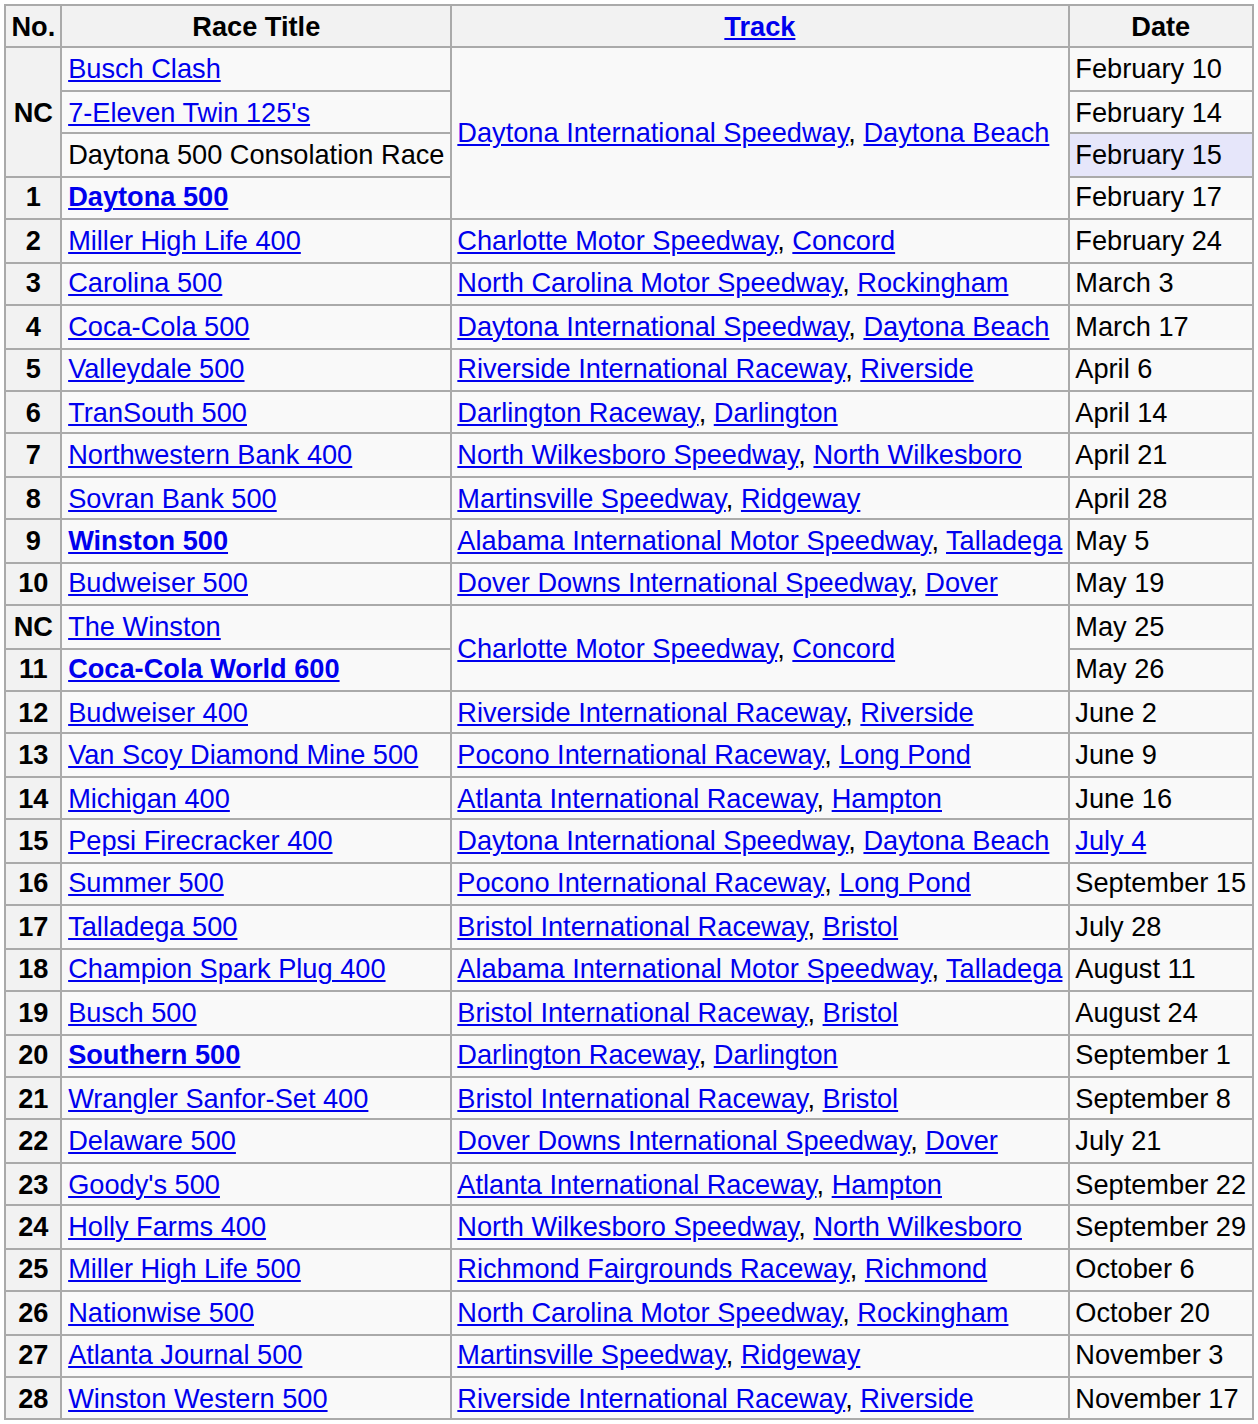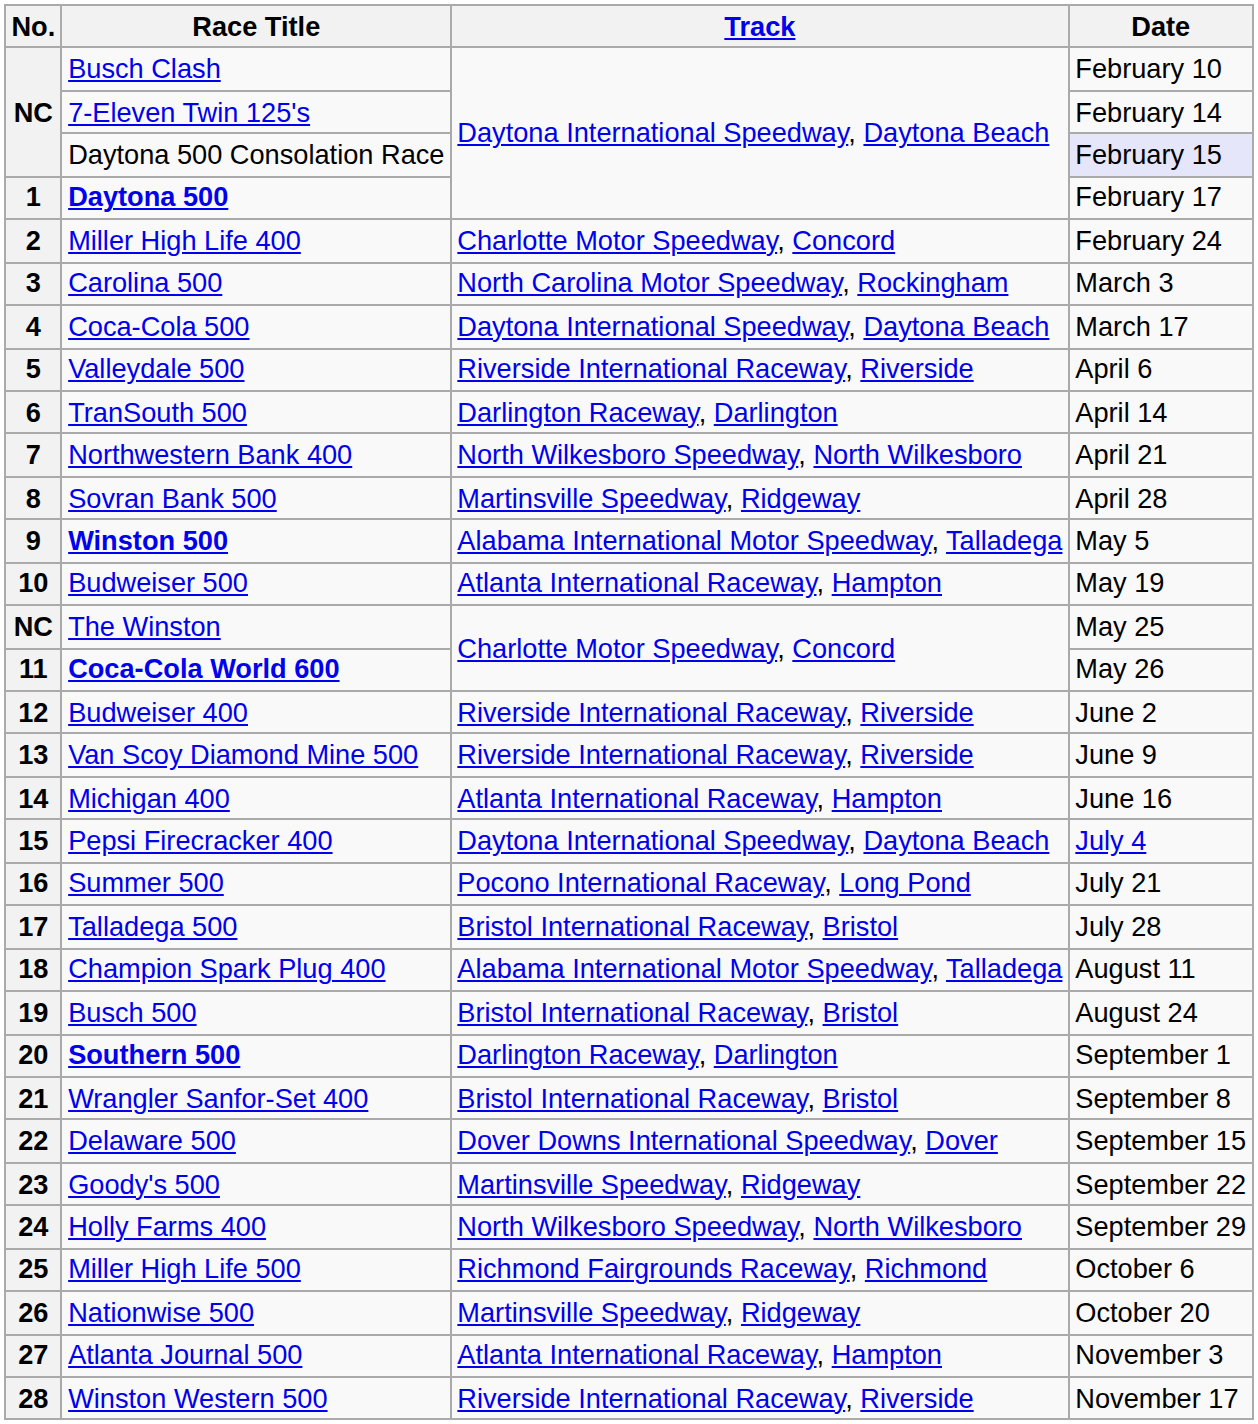(728, 583) Dover Downs International Speedway, Dover -> (700, 583) Atlanta International Raceway, Hampton
(714, 755) Pocono International Raceway, Long Pond -> (716, 755) Riverside International Raceway, Riverside
(1161, 884) September 15 -> (1118, 884) July 21
(1118, 1141) July 21 -> (1161, 1141) September 15
(700, 1184) Atlanta International Raceway, Hampton -> (659, 1184) Martinsville Speedway, Ridgeway
(733, 1312) North Carolina Motor Speedway, Rockingham -> (659, 1312) Martinsville Speedway, Ridgeway
(659, 1355) Martinsville Speedway, Ridgeway -> (700, 1355) Atlanta International Raceway, Hampton
